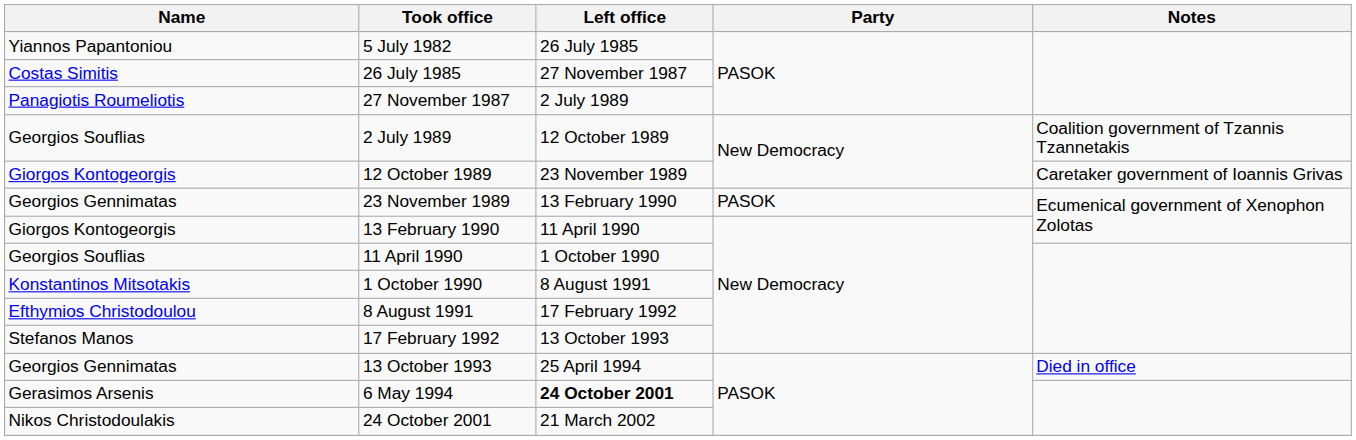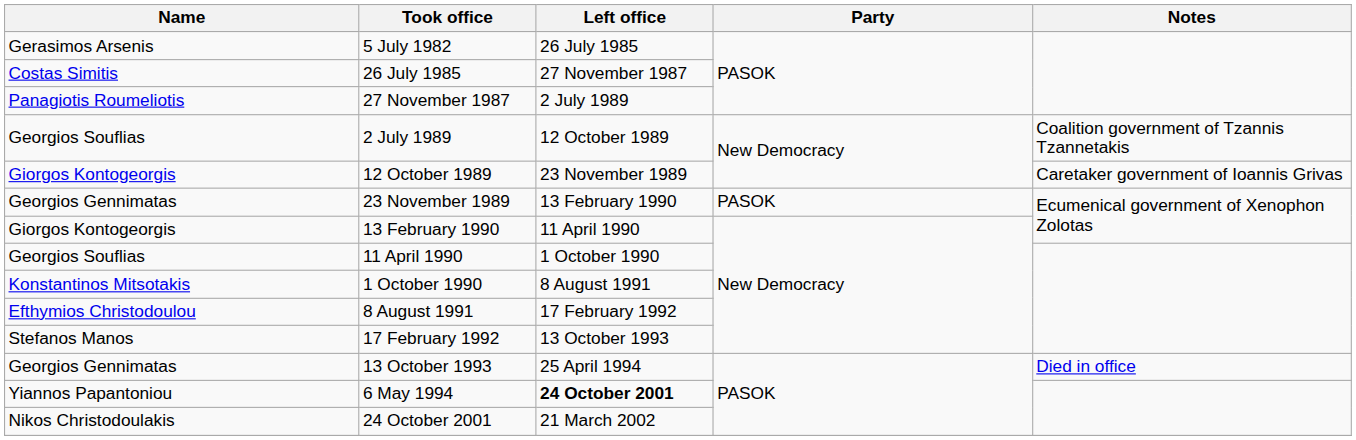(90, 45) Yiannos Papantoniou -> (81, 45) Gerasimos Arsenis
(81, 393) Gerasimos Arsenis -> (90, 393) Yiannos Papantoniou
